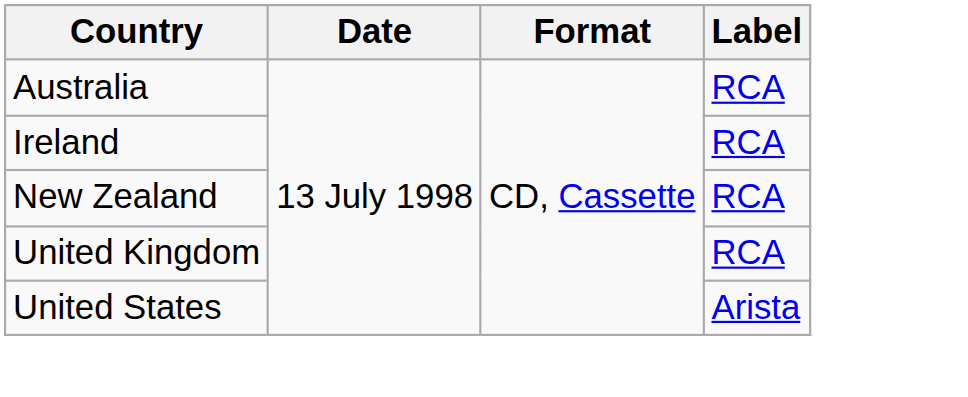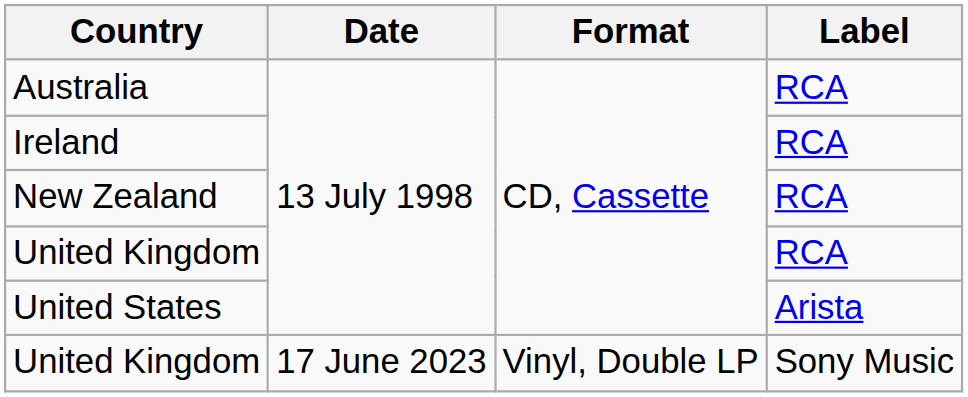+ row: (137, 362)
